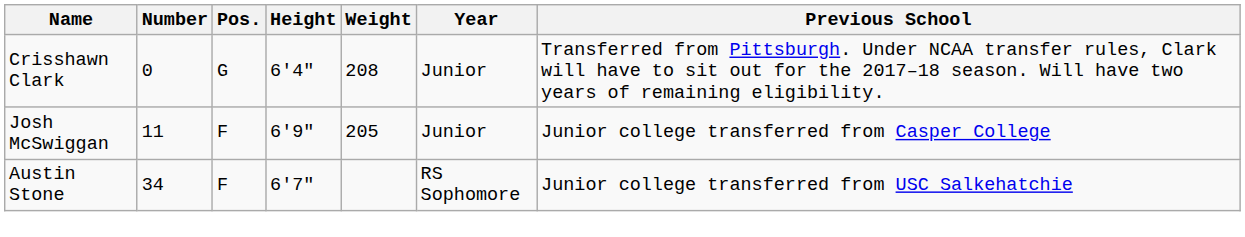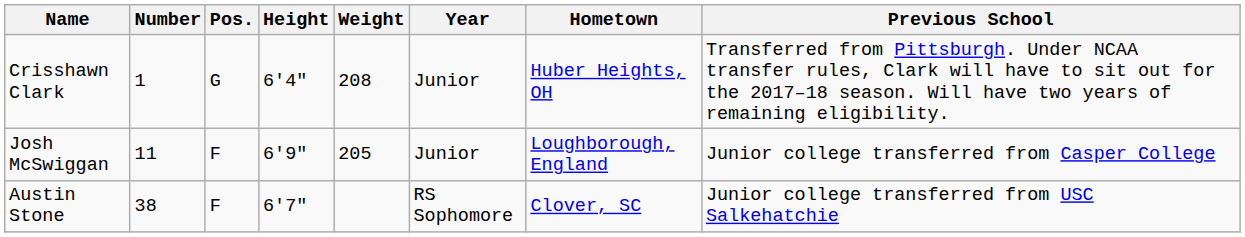+ column: (614, 20)
(147, 71) 0 -> (140, 82) 1
(153, 185) 34 -> (146, 206) 38
